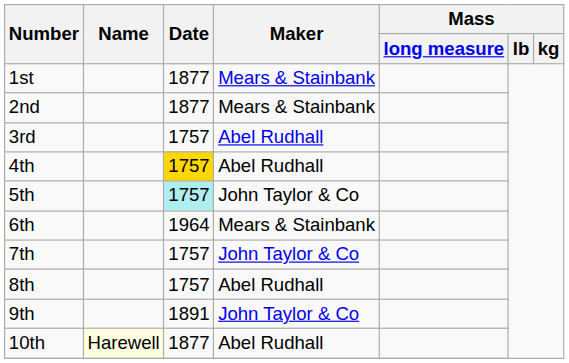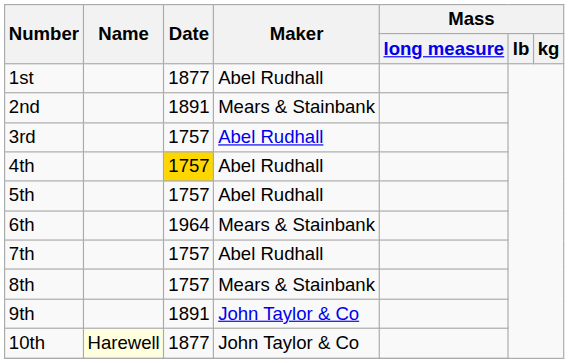(297, 78) Mears & Stainbank -> (271, 78) Abel Rudhall
(189, 107) 1877 -> (189, 107) 1891
(189, 195) paleturquoise background -> (189, 195) no background
(289, 195) John Taylor & Co -> (271, 195) Abel Rudhall
(289, 254) John Taylor & Co -> (271, 254) Abel Rudhall
(271, 284) Abel Rudhall -> (297, 284) Mears & Stainbank
(271, 343) Abel Rudhall -> (289, 343) John Taylor & Co
